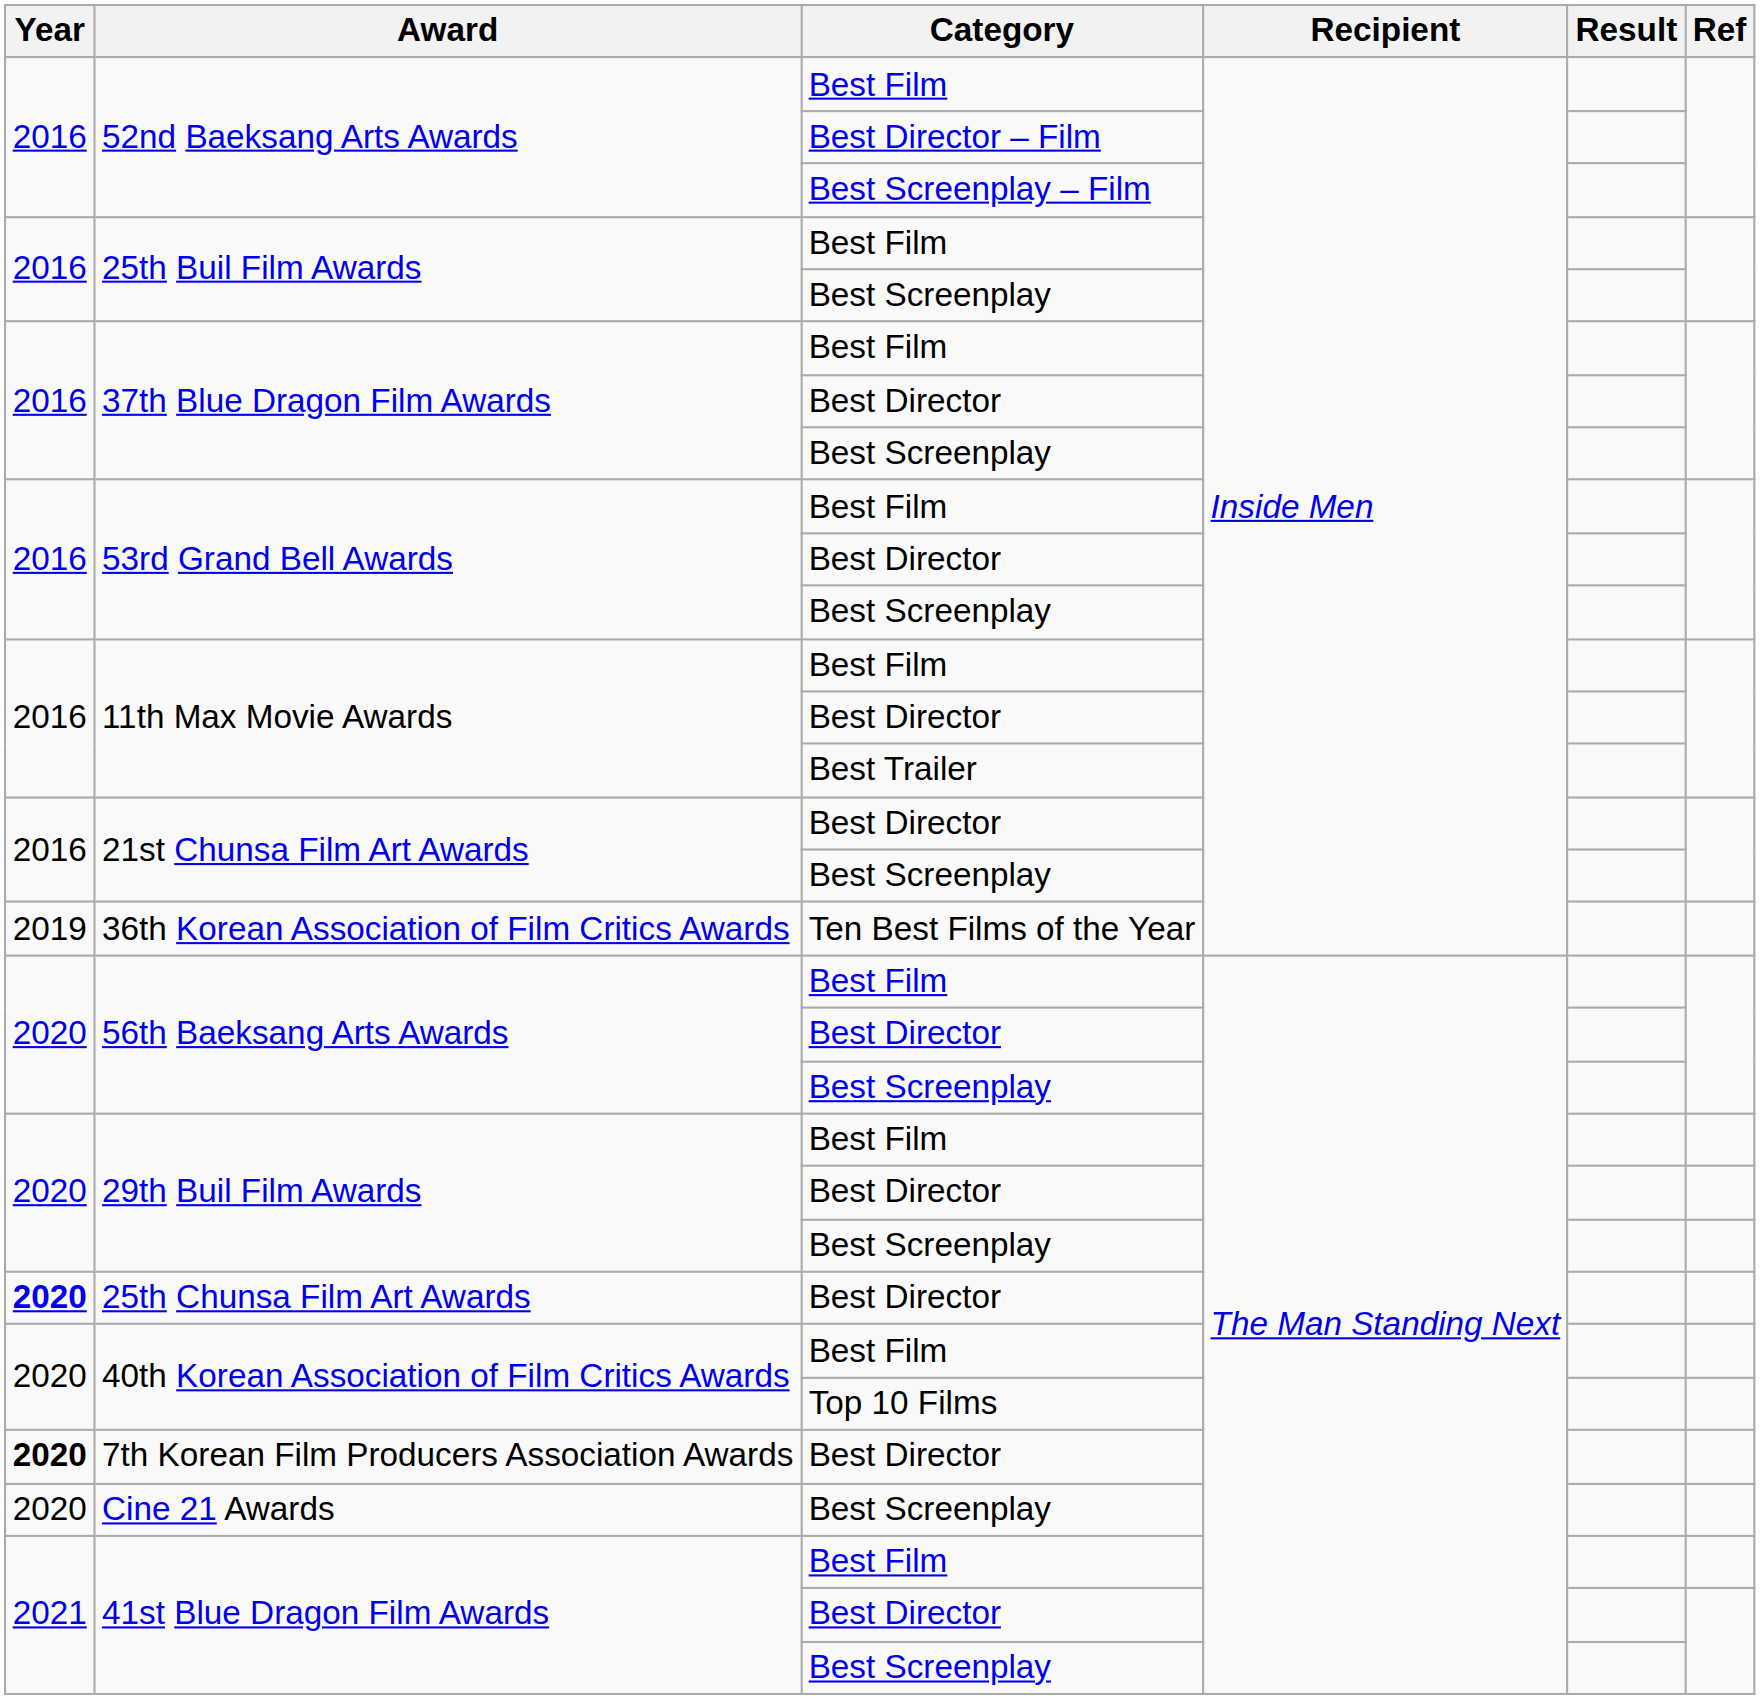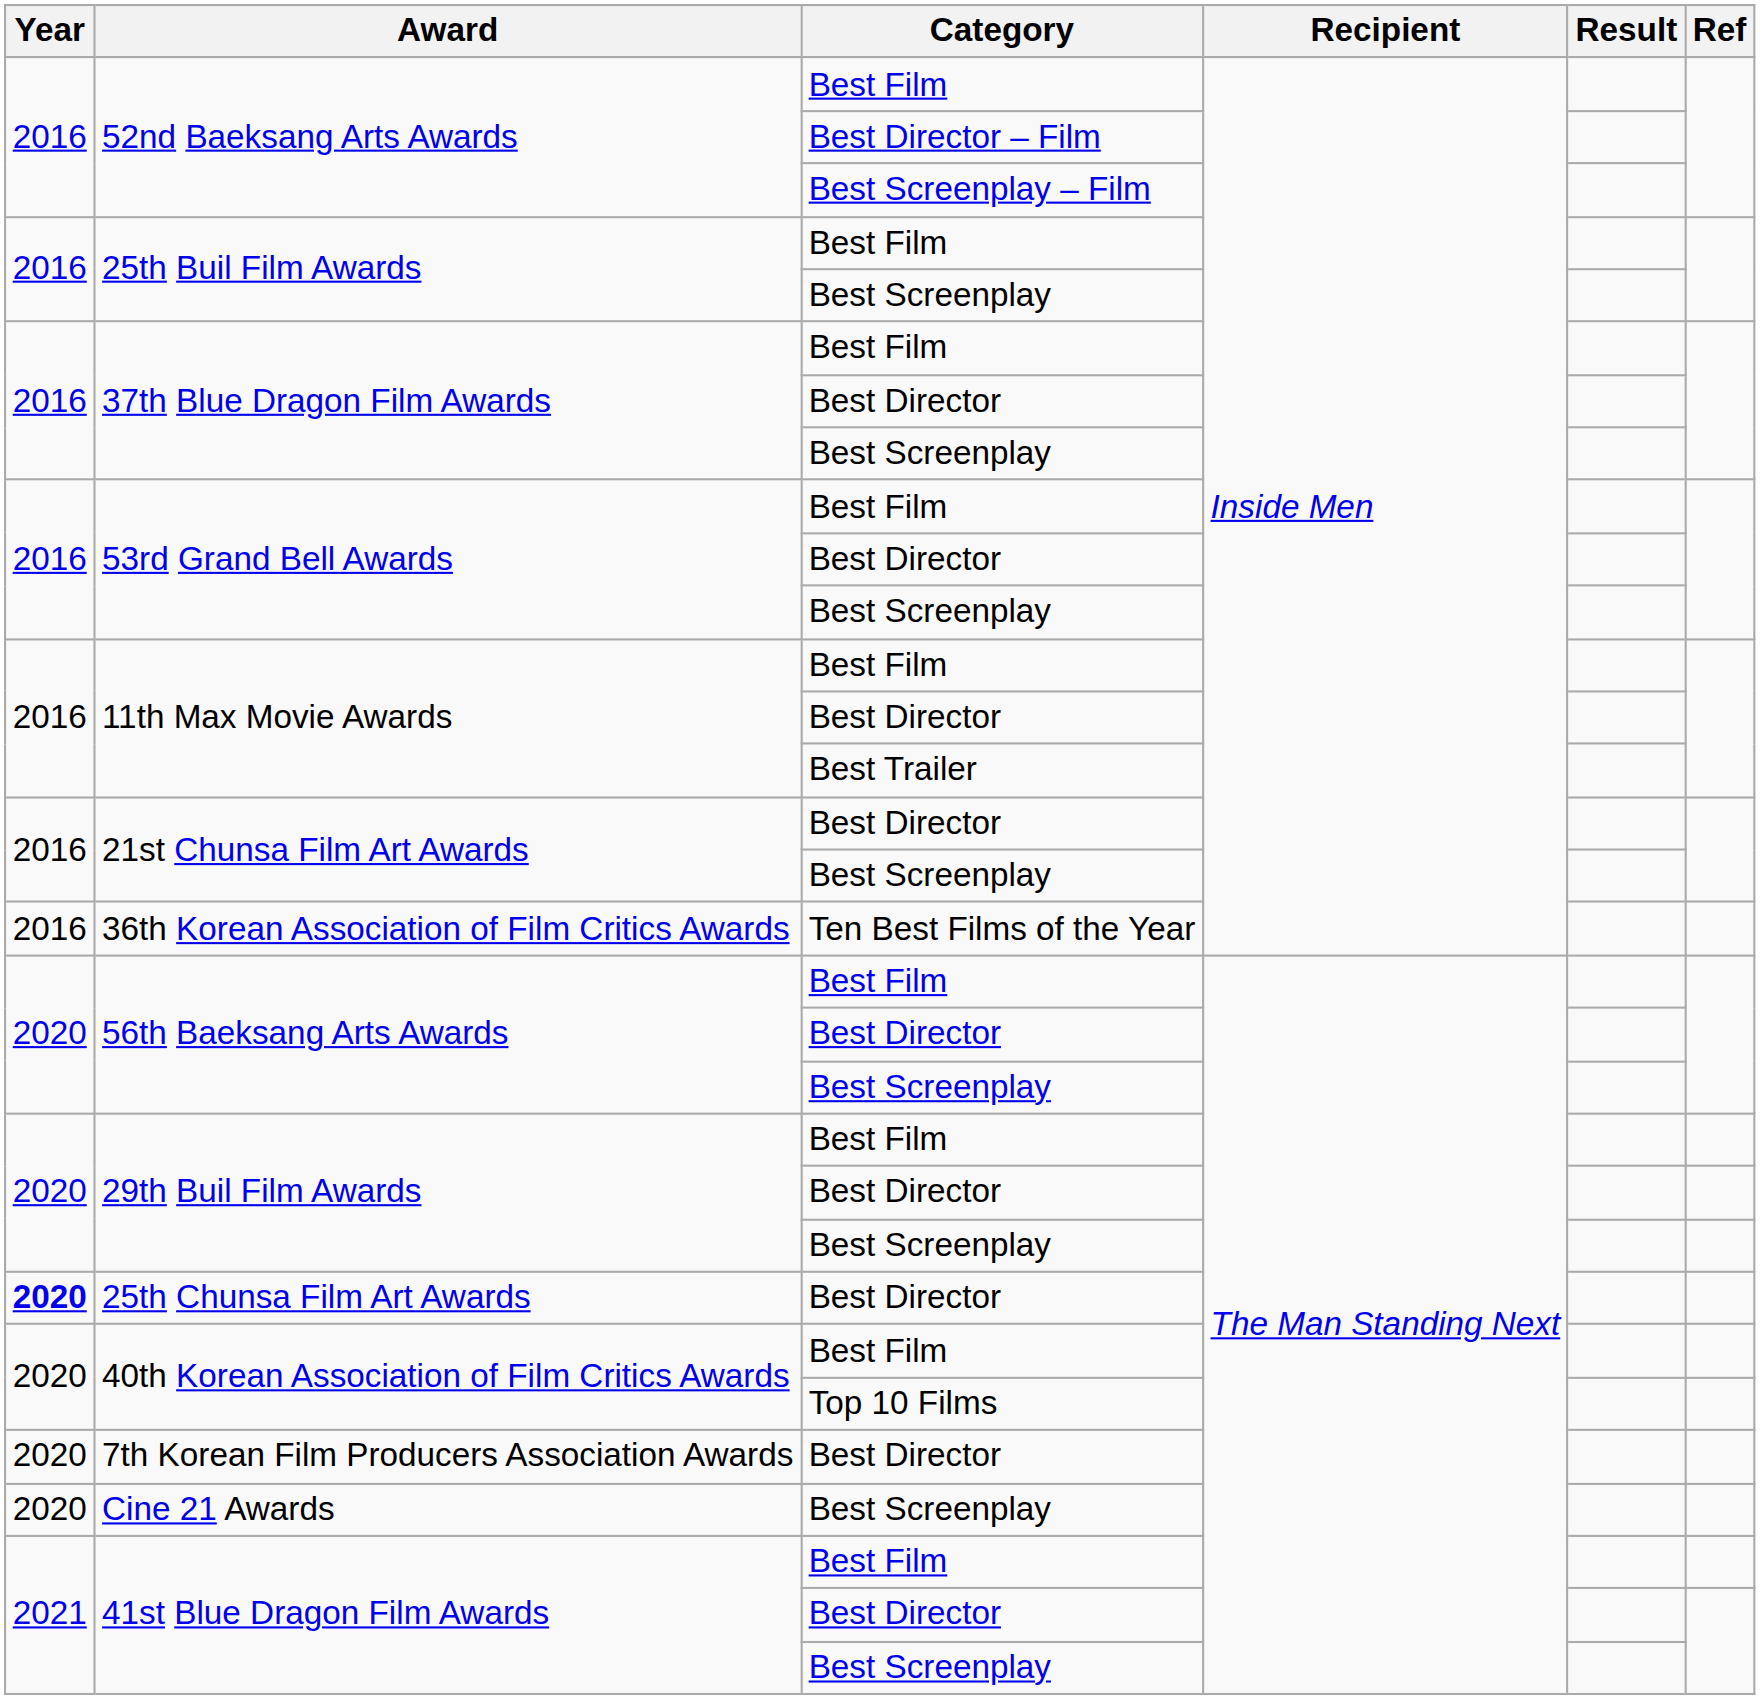(50, 928) 2019 -> (50, 928) 2016
(50, 1455) bold -> (50, 1455) normal
